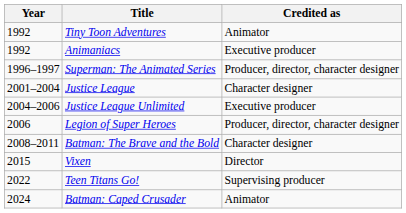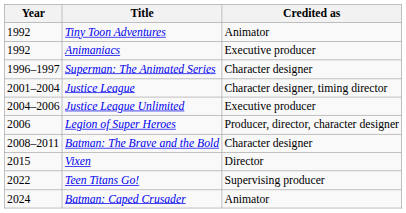(312, 69) Producer, director, character designer -> (268, 69) Character designer
(268, 87) Character designer -> (306, 87) Character designer, timing director
